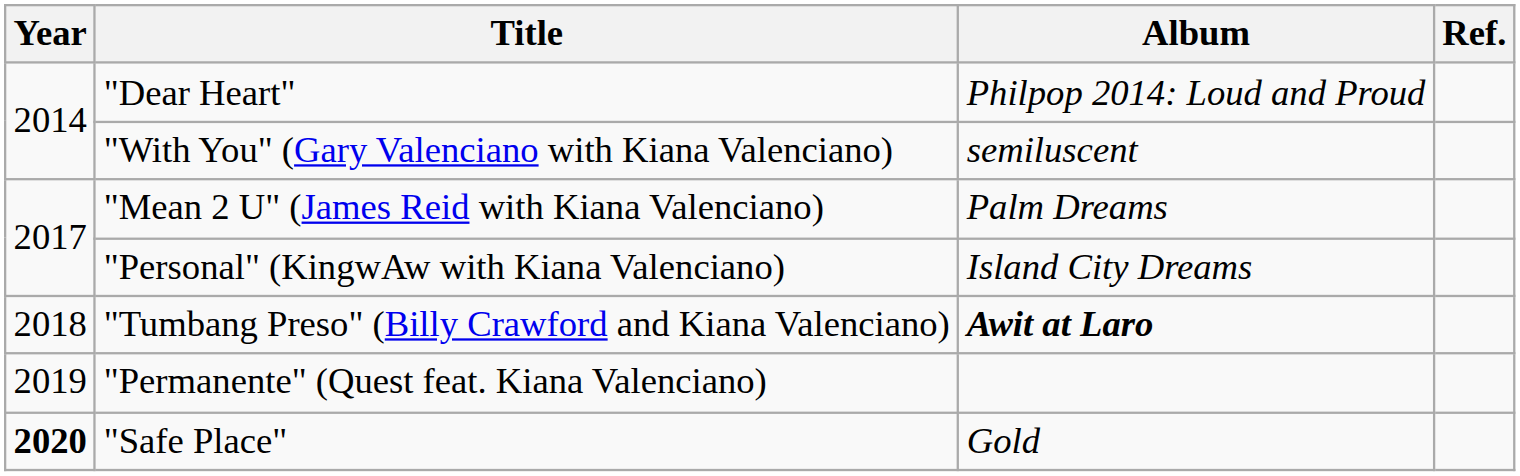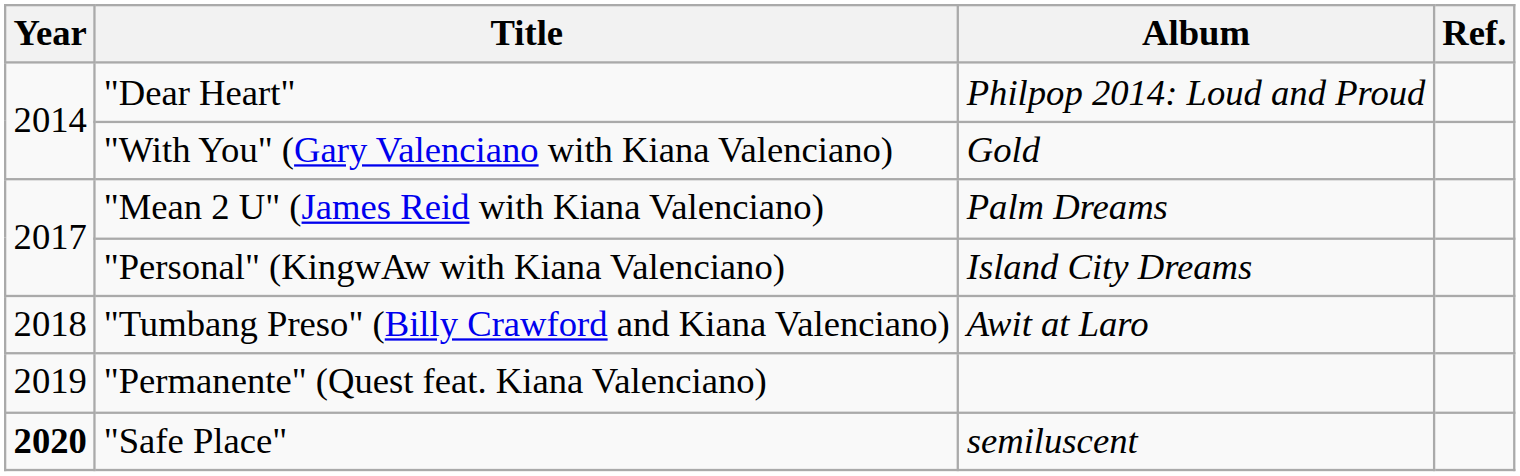(1052, 149) semiluscent -> (1003, 149) Gold
(1060, 324) bold -> (1058, 324) normal
(1003, 440) Gold -> (1052, 440) semiluscent
